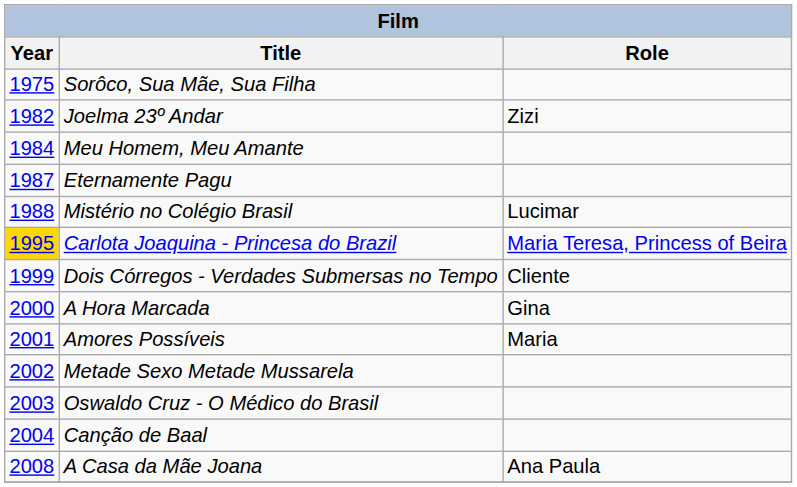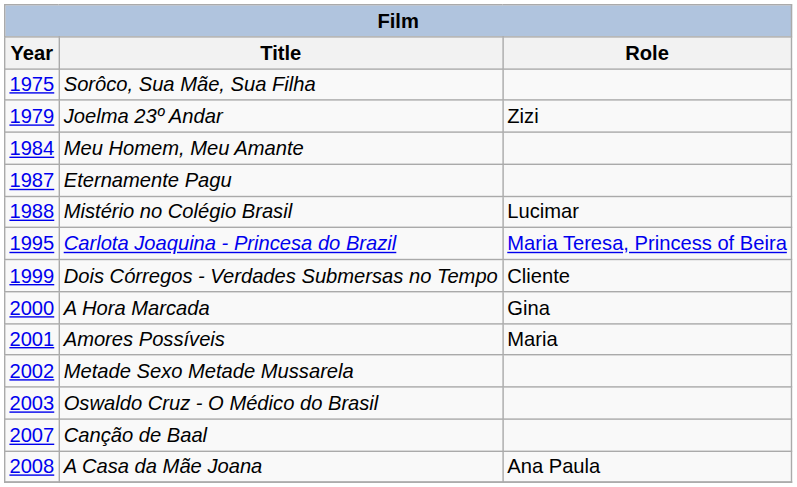(32, 117) 1982 -> (32, 117) 1979
(32, 244) gold background -> (32, 244) no background
(32, 435) 2004 -> (32, 435) 2007
